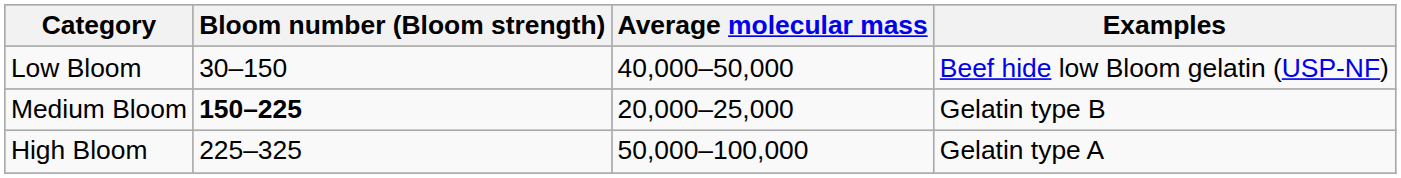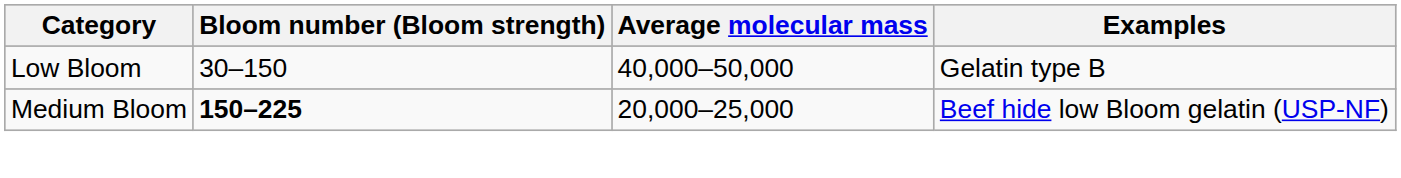(1164, 67) Beef hide low Bloom gelatin (USP-NF) -> (1023, 67) Gelatin type B
(1023, 109) Gelatin type B -> (1164, 109) Beef hide low Bloom gelatin (USP-NF)
- row: (79, 151)
